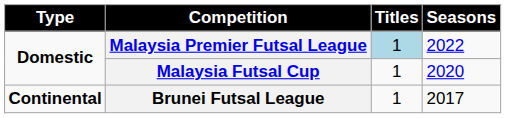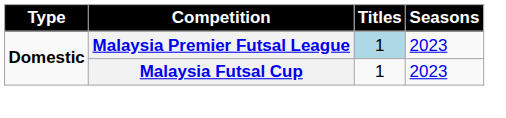(445, 44) 2022 -> (428, 44) 2023
(445, 71) 2020 -> (428, 71) 2023
- row: (238, 98)
